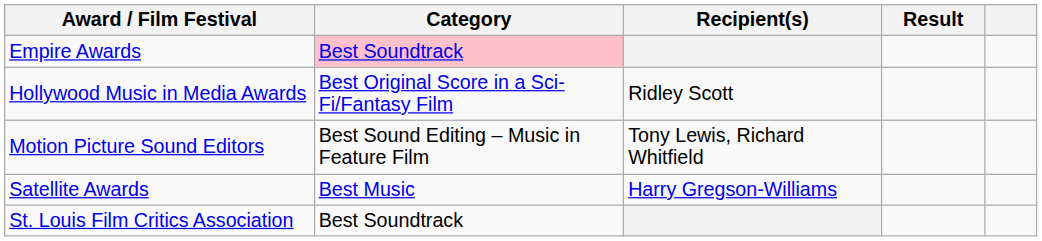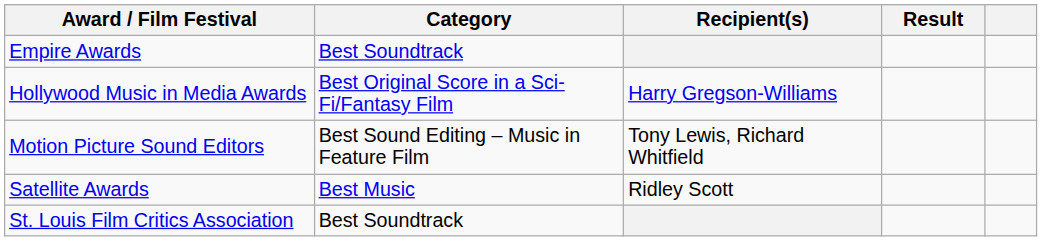(391, 51) pink background -> (391, 51) no background
(681, 93) Ridley Scott -> (733, 93) Harry Gregson-Williams
(733, 189) Harry Gregson-Williams -> (681, 189) Ridley Scott
